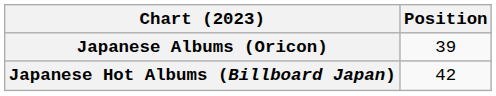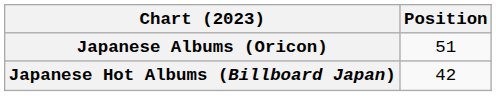(446, 47) 39 -> (446, 47) 51
